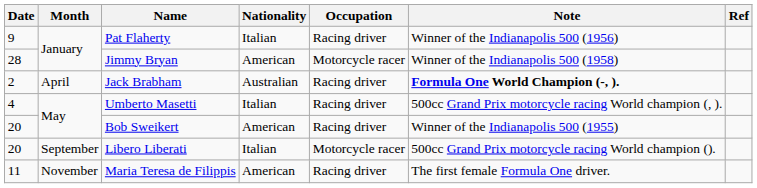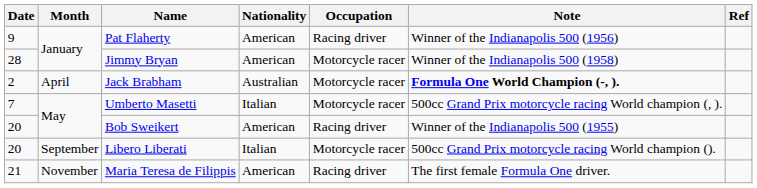(259, 37) Italian -> (269, 37) American
(350, 81) Racing driver -> (359, 81) Motorcycle racer
(11, 104) 4 -> (11, 104) 7
(350, 104) Racing driver -> (359, 104) Motorcycle racer
(14, 170) 11 -> (14, 170) 21
